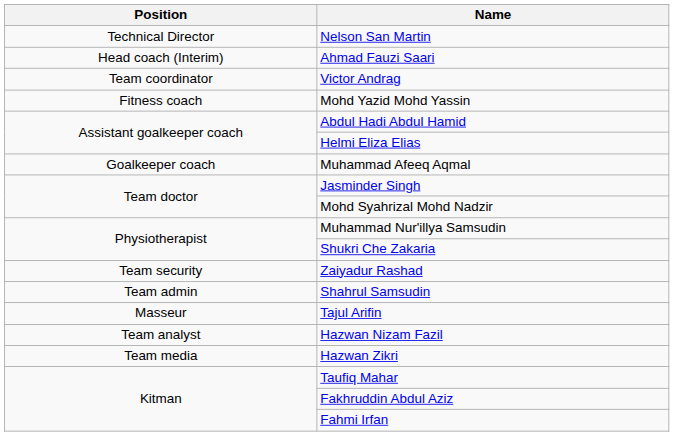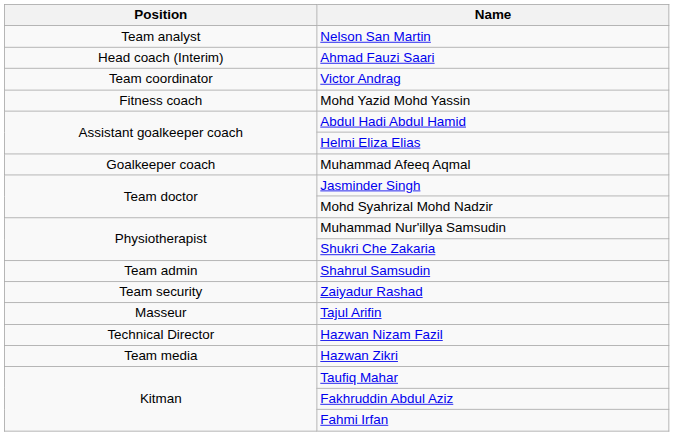(161, 36) Technical Director -> (161, 36) Team analyst
rows swapped: (375, 292) <-> (371, 270)
(161, 334) Team analyst -> (161, 334) Technical Director
